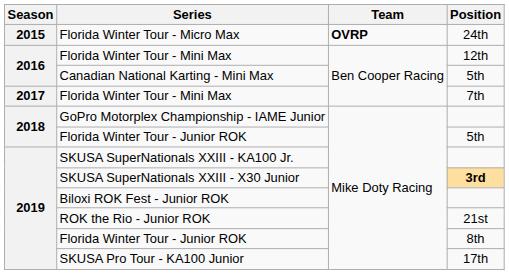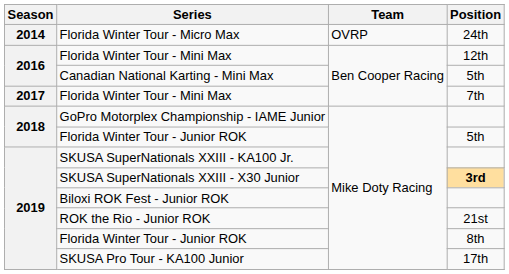(30, 35) 2015 -> (30, 35) 2014
(350, 35) bold -> (350, 35) normal
